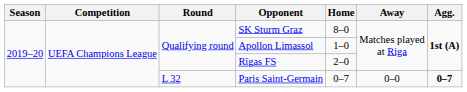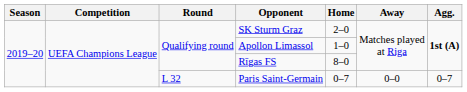(341, 29) 8–0 -> (341, 29) 2–0
(341, 62) 2–0 -> (341, 62) 8–0
(444, 78) bold -> (444, 78) normal
